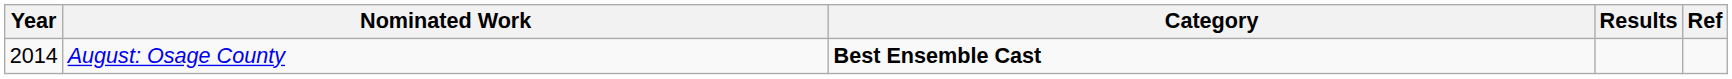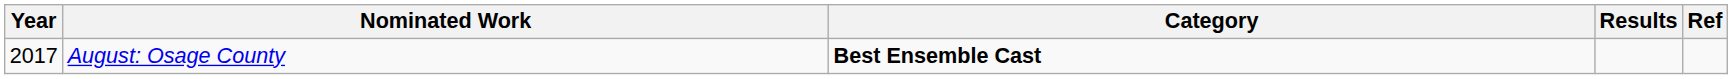(34, 55) 2014 -> (34, 55) 2017
